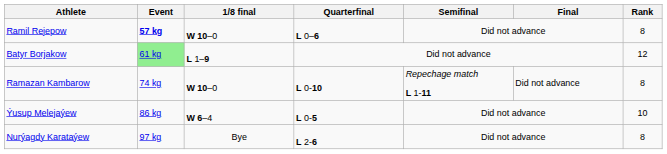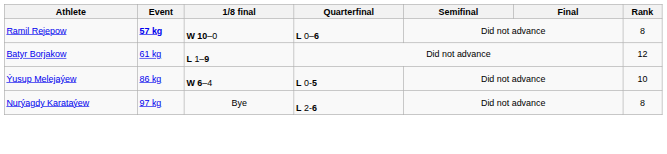(150, 55) lightgreen background -> (150, 55) no background
- row: (48, 84)
